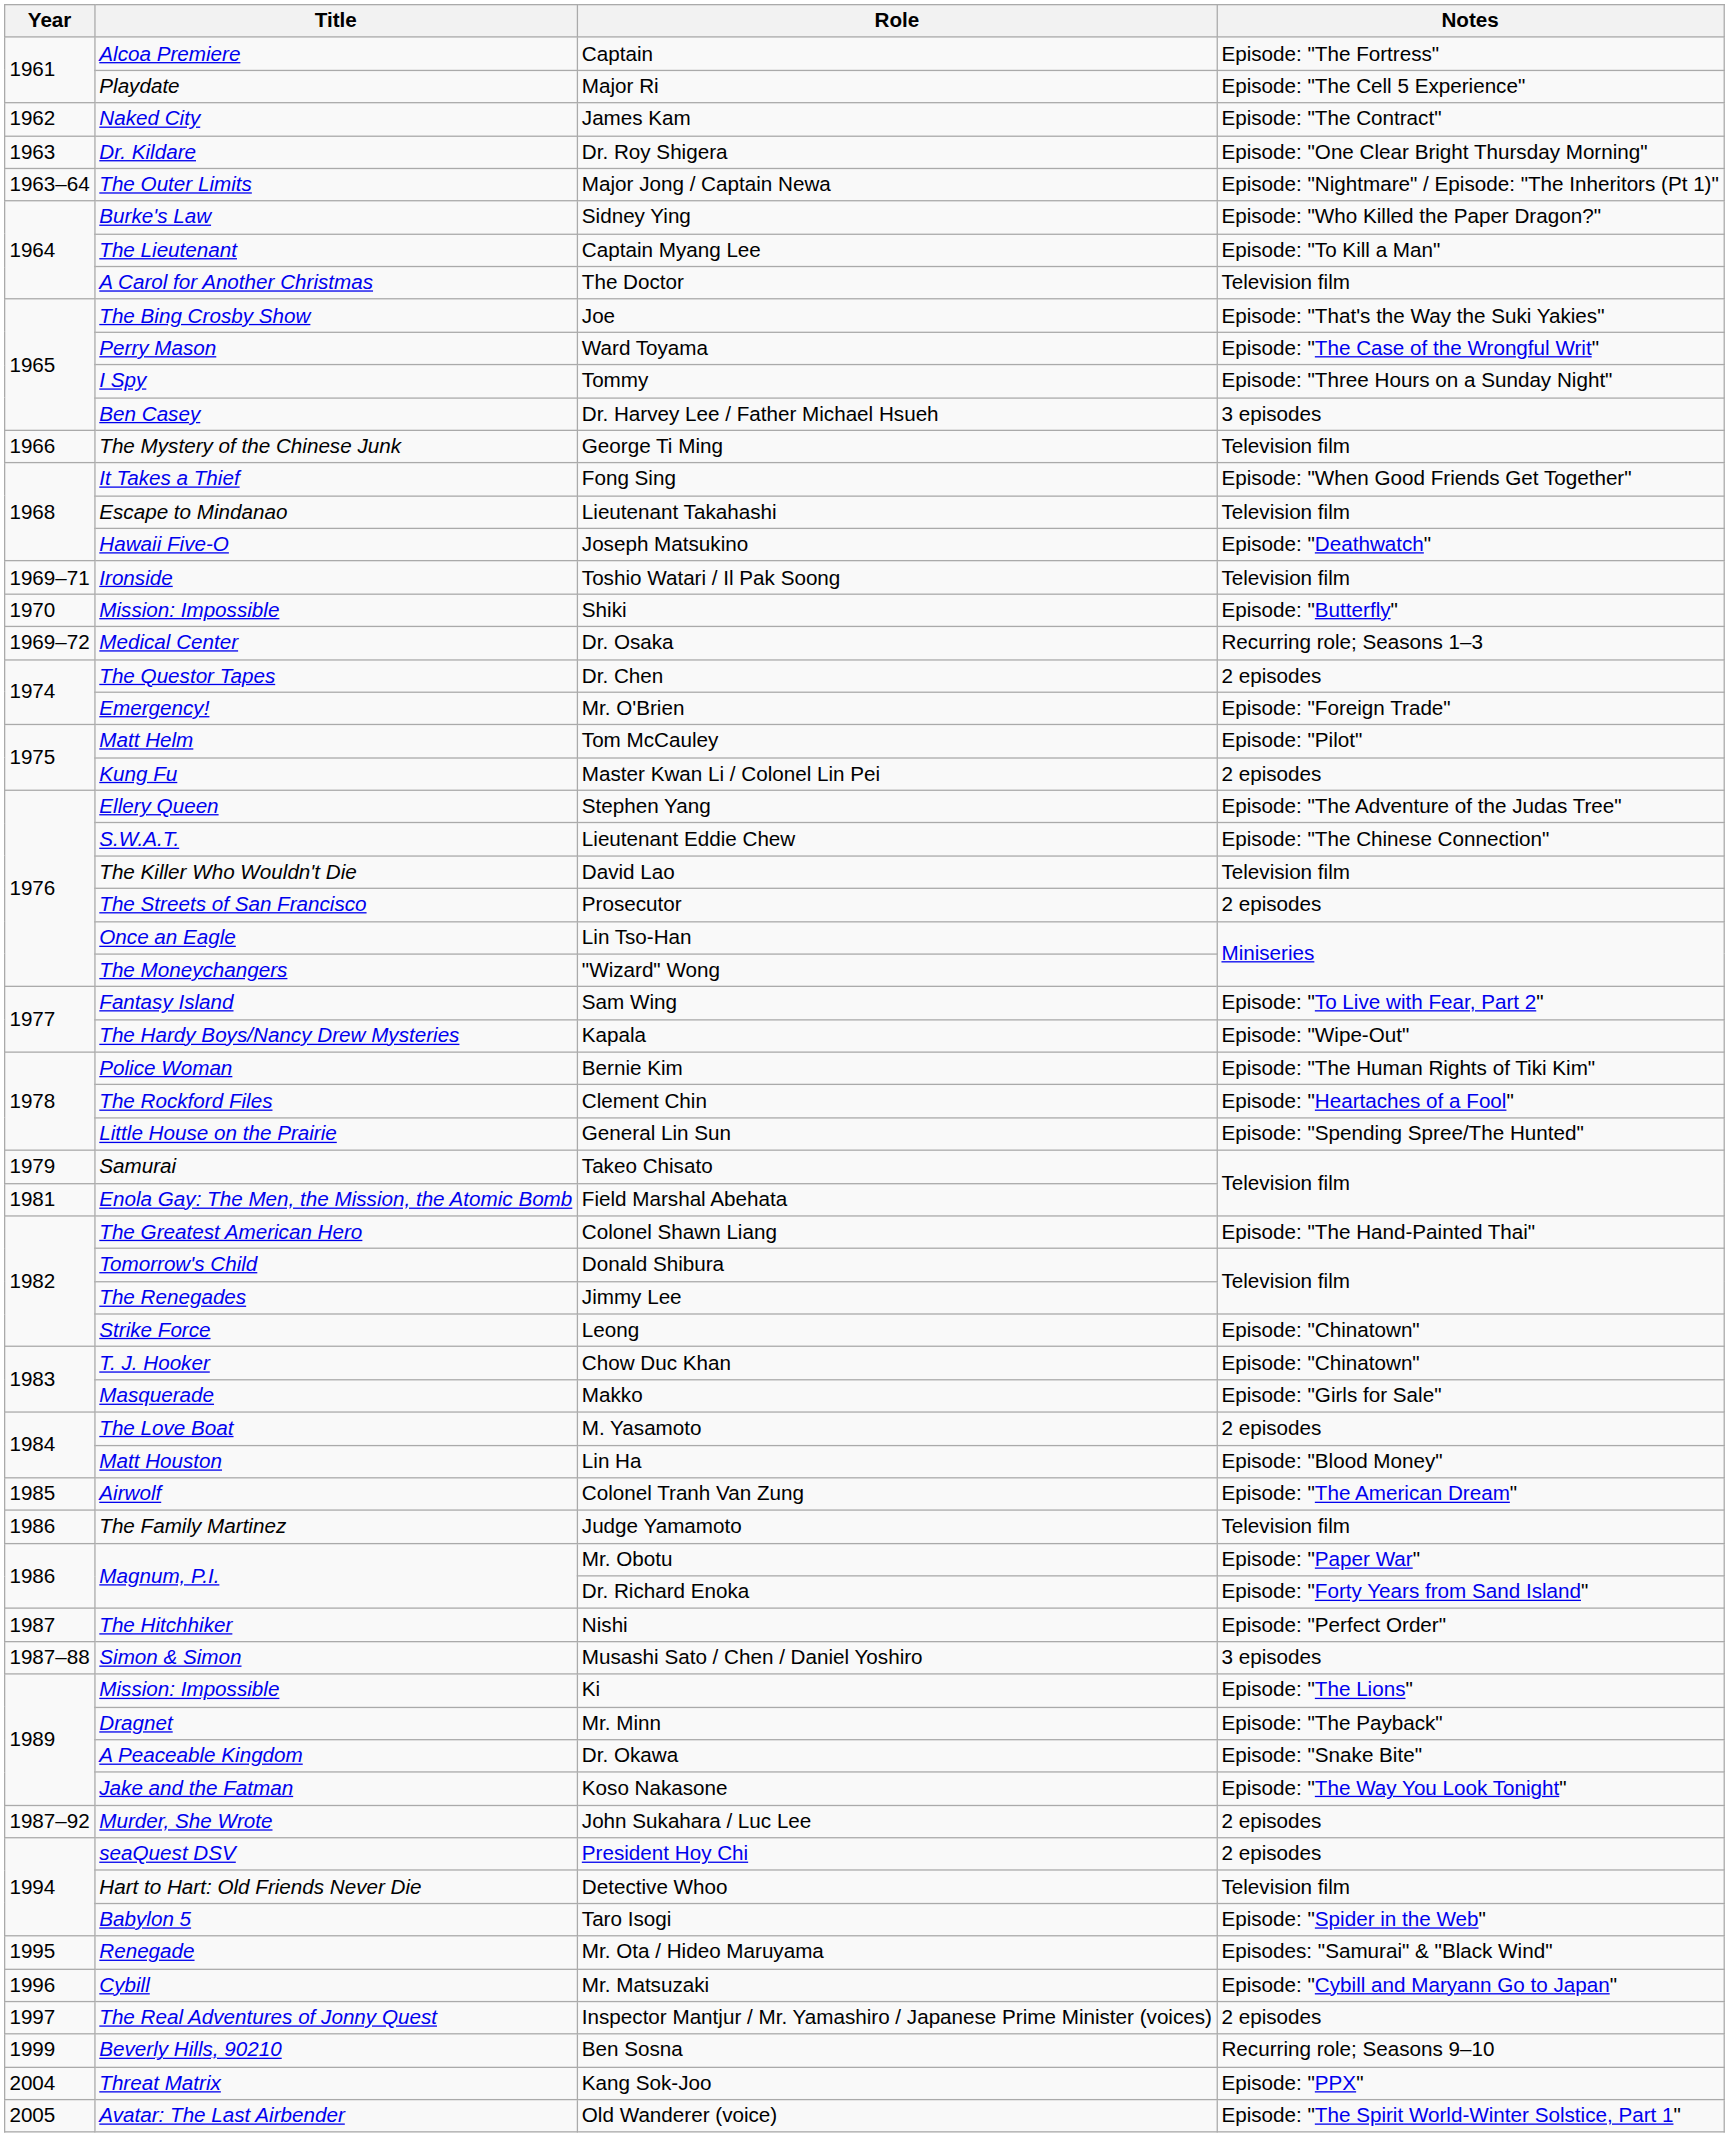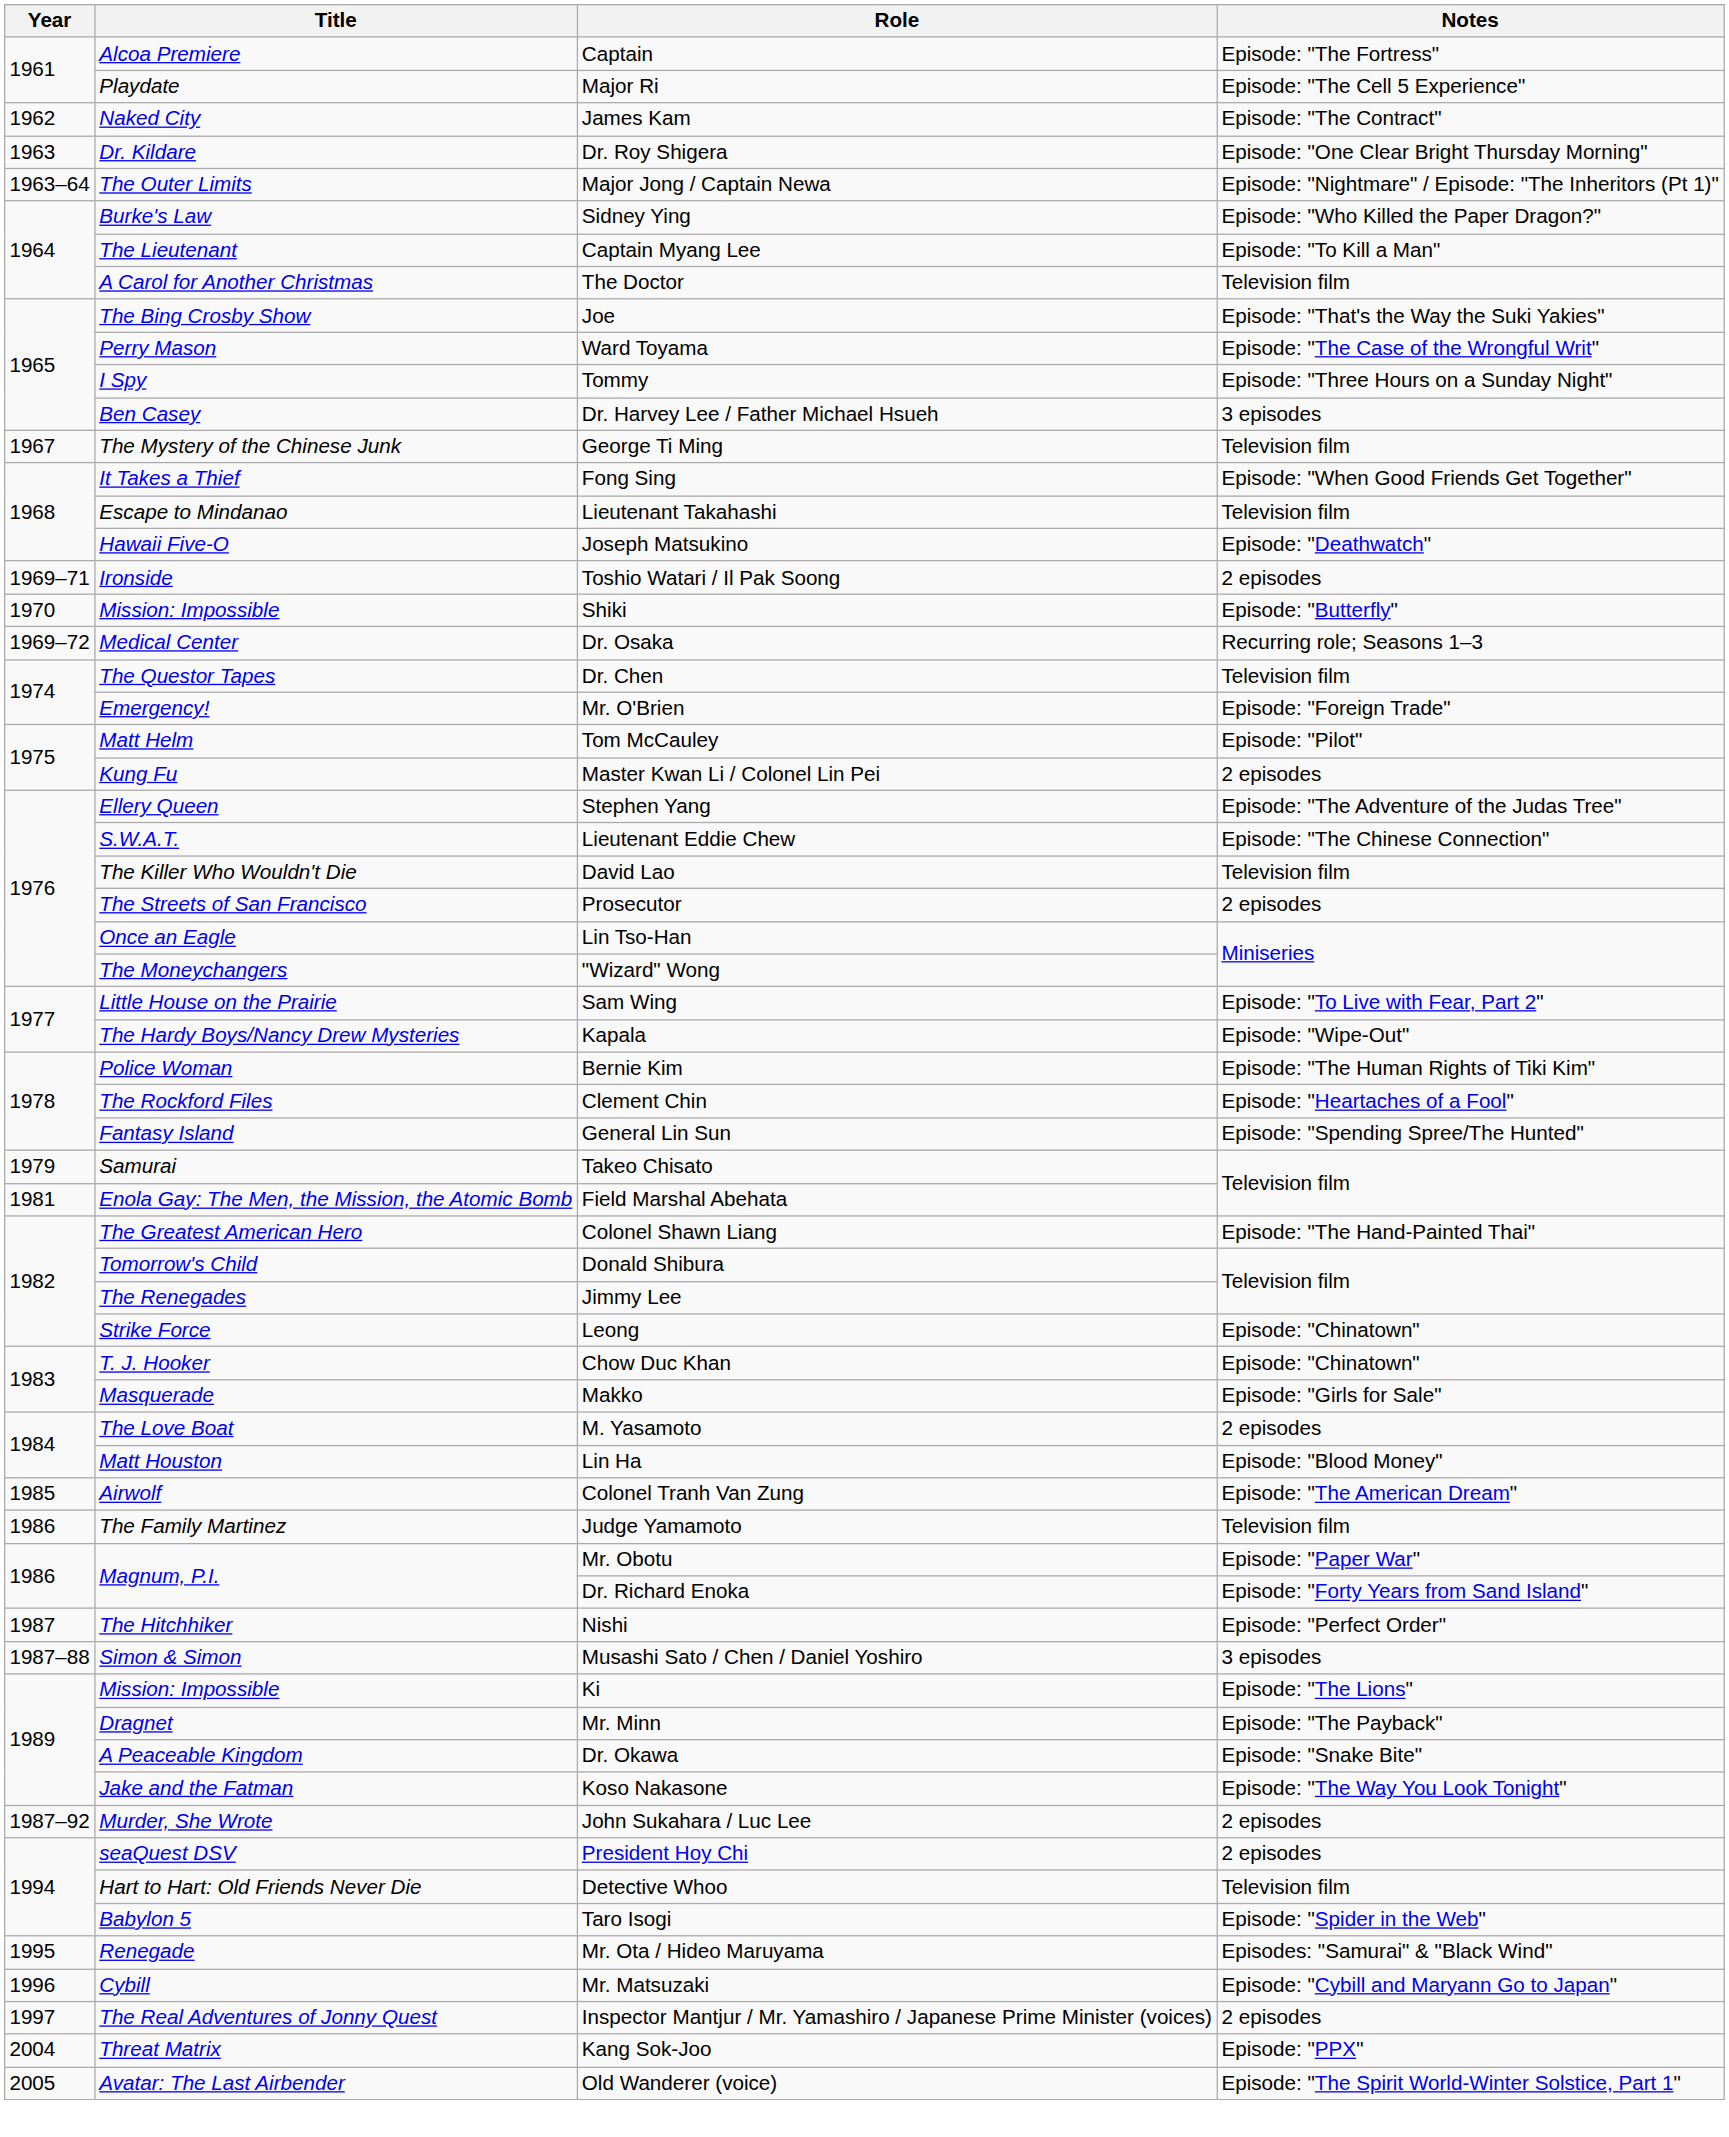(32, 446) 1966 -> (32, 446) 1967
(1286, 577) Television film -> (1271, 577) 2 episodes
(1271, 675) 2 episodes -> (1286, 675) Television film
(166, 1002) Fantasy Island -> (218, 1002) Little House on the Prairie
(218, 1133) Little House on the Prairie -> (166, 1133) Fantasy Island
- row: (632, 2050)
